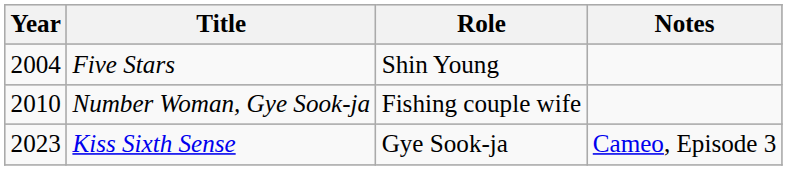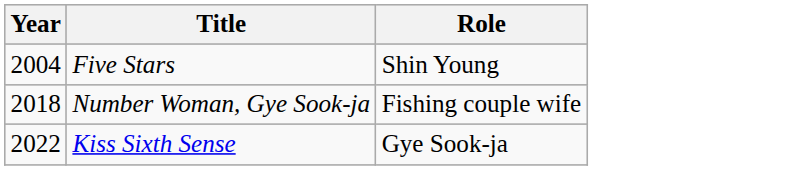- column: (685, 24)
(36, 104) 2010 -> (36, 104) 2018
(36, 143) 2023 -> (36, 143) 2022
